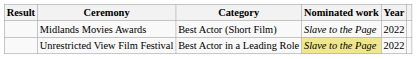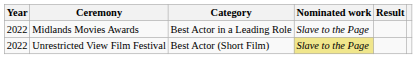columns swapped: (394, 12) <-> (21, 12)
(227, 29) Best Actor (Short Film) -> (231, 29) Best Actor in a Leading Role
(239, 45) Best Actor in a Leading Role -> (220, 45) Best Actor (Short Film)
